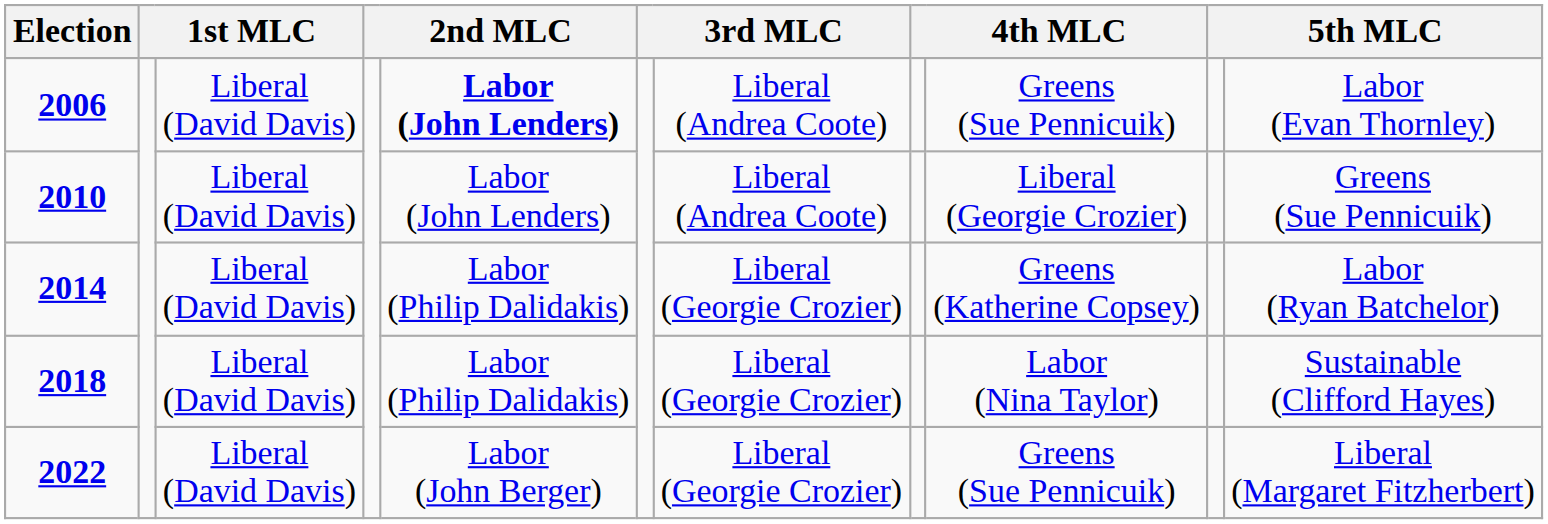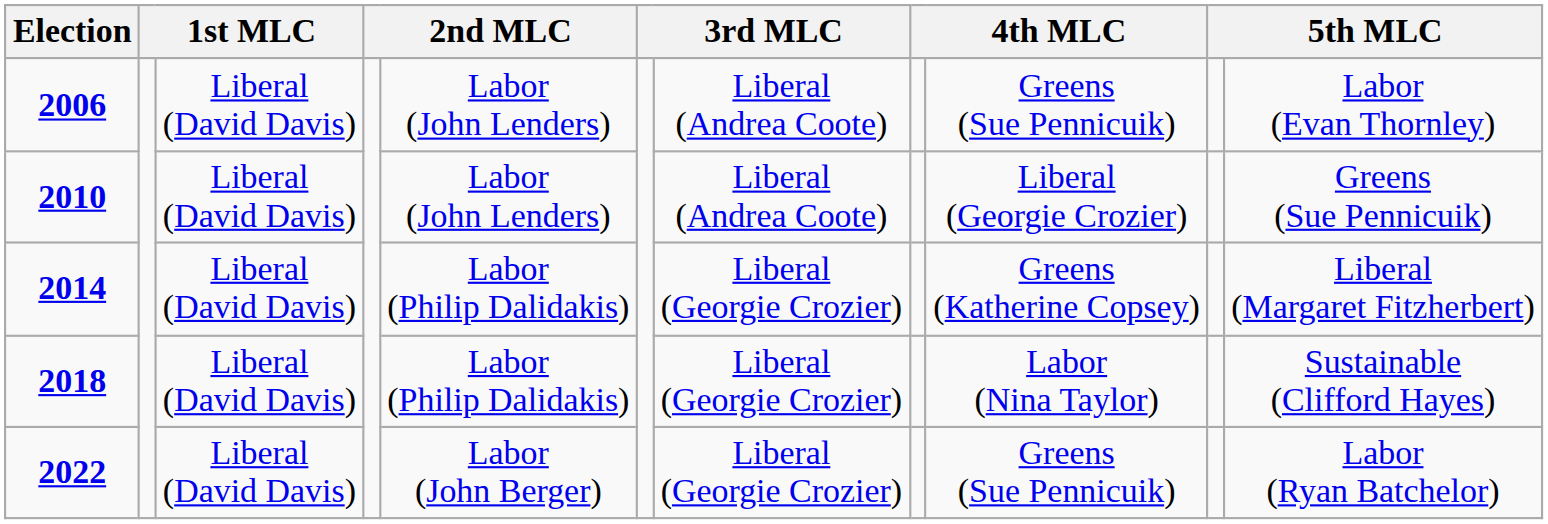(508, 104) bold -> (508, 104) normal
(1383, 288) Labor (Ryan Batchelor) -> (1383, 288) Liberal (Margaret Fitzherbert)
(1383, 472) Liberal (Margaret Fitzherbert) -> (1383, 472) Labor (Ryan Batchelor)
